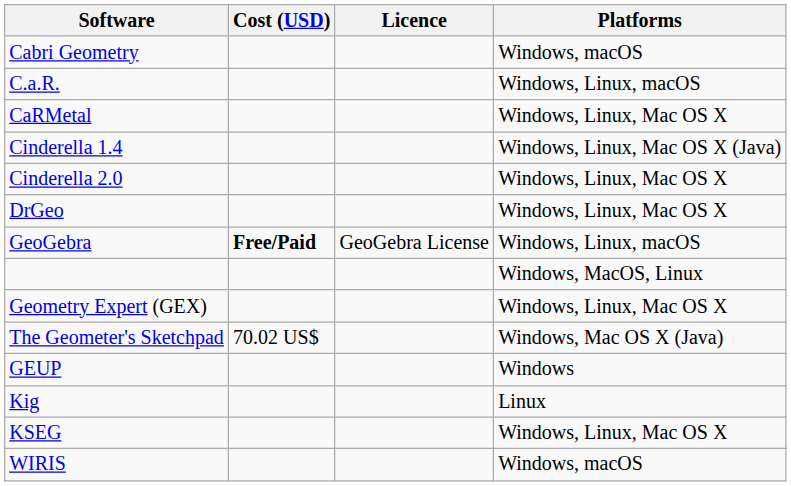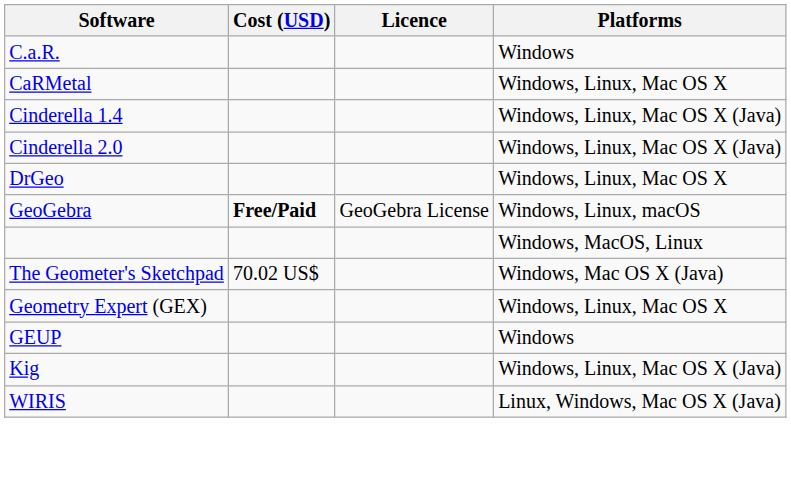- row: (74, 52)
(599, 83) Windows, Linux, macOS -> (536, 52) Windows
(613, 178) Windows, Linux, Mac OS X -> (640, 147) Windows, Linux, Mac OS X (Java)
rows swapped: (117, 337) <-> (108, 305)
(522, 400) Linux -> (640, 369) Windows, Linux, Mac OS X (Java)
- row: (35, 432)
(571, 464) Windows, macOS -> (639, 400) Linux, Windows, Mac OS X (Java)
